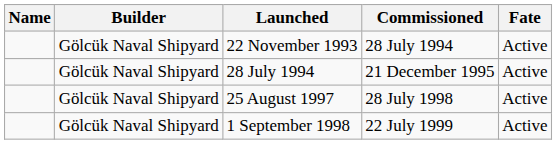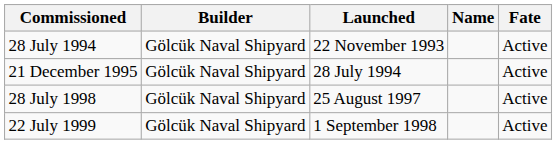columns swapped: (30, 17) <-> (430, 17)
